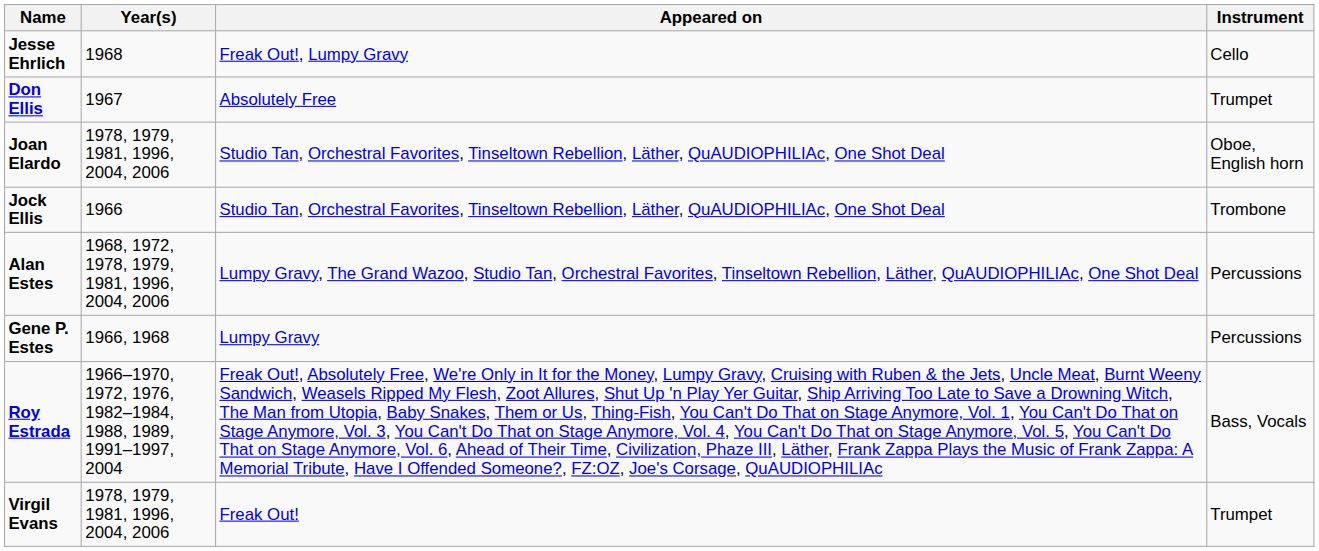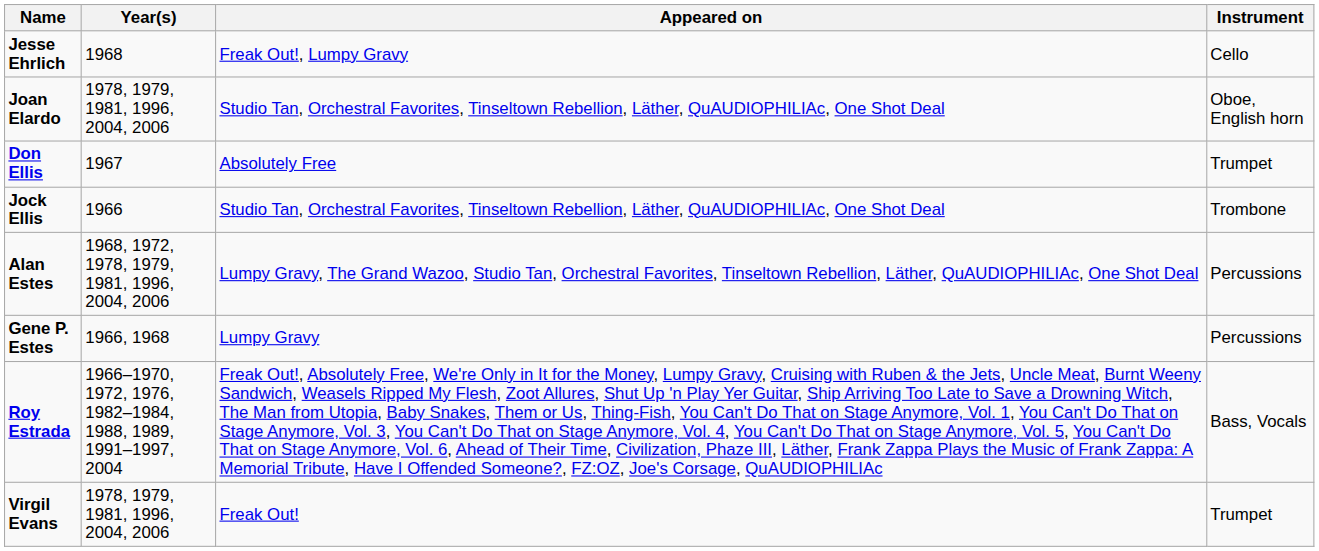rows swapped: (35, 154) <-> (26, 99)
